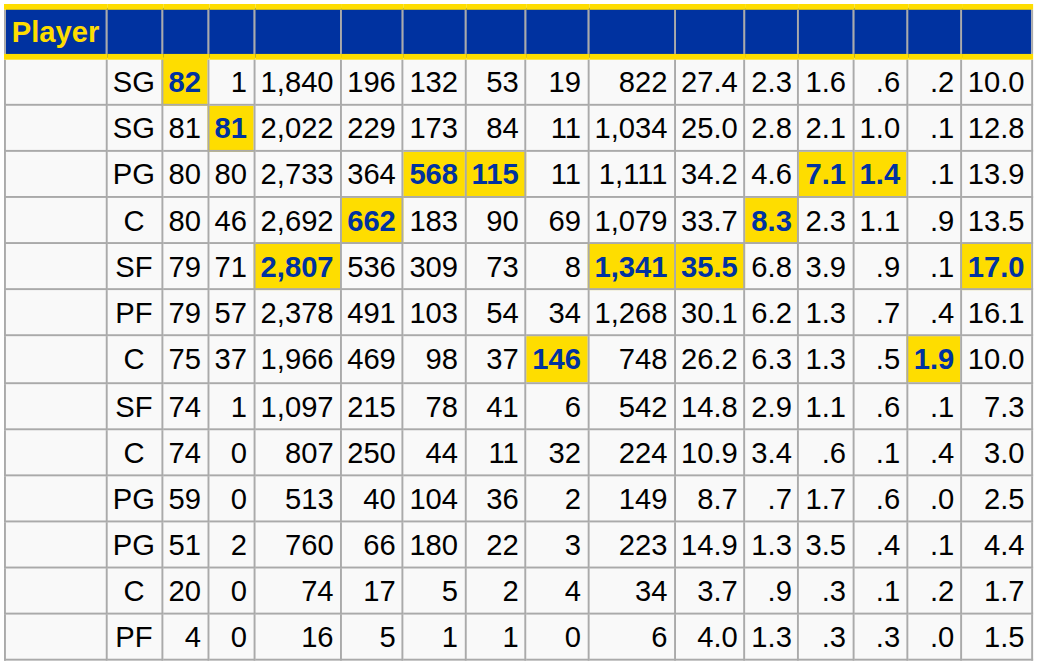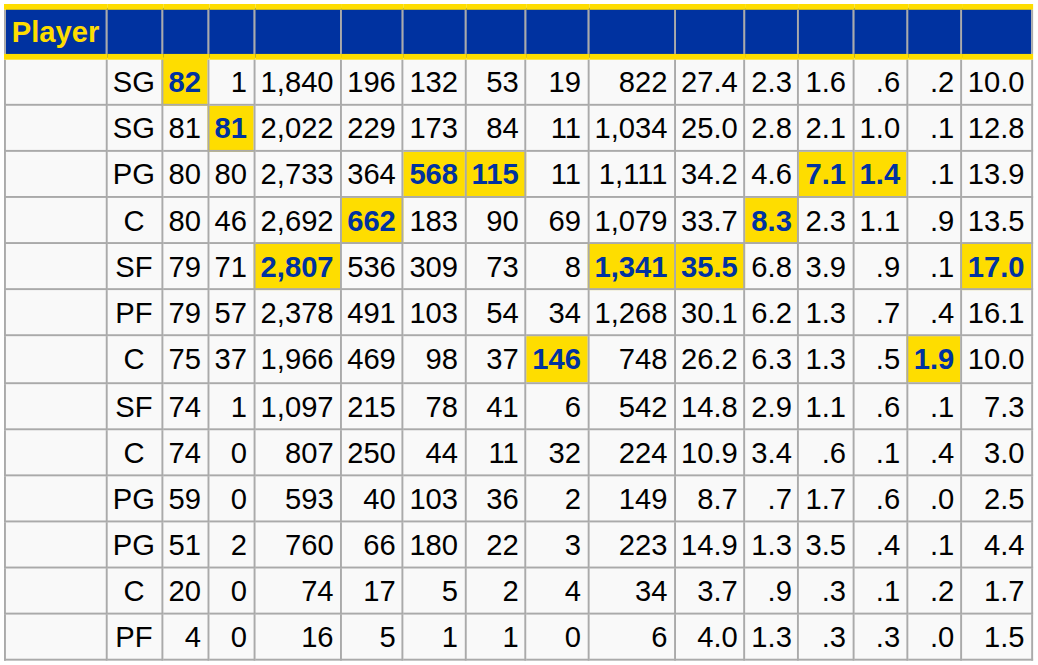(309, 498) 513 -> (309, 498) 593
(434, 498) 104 -> (434, 498) 103
